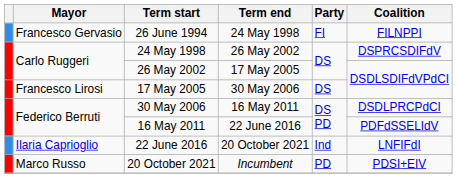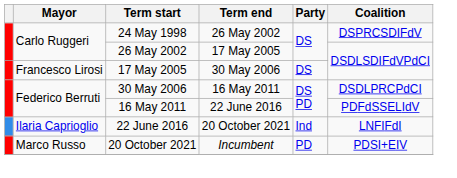- row: (171, 32)
